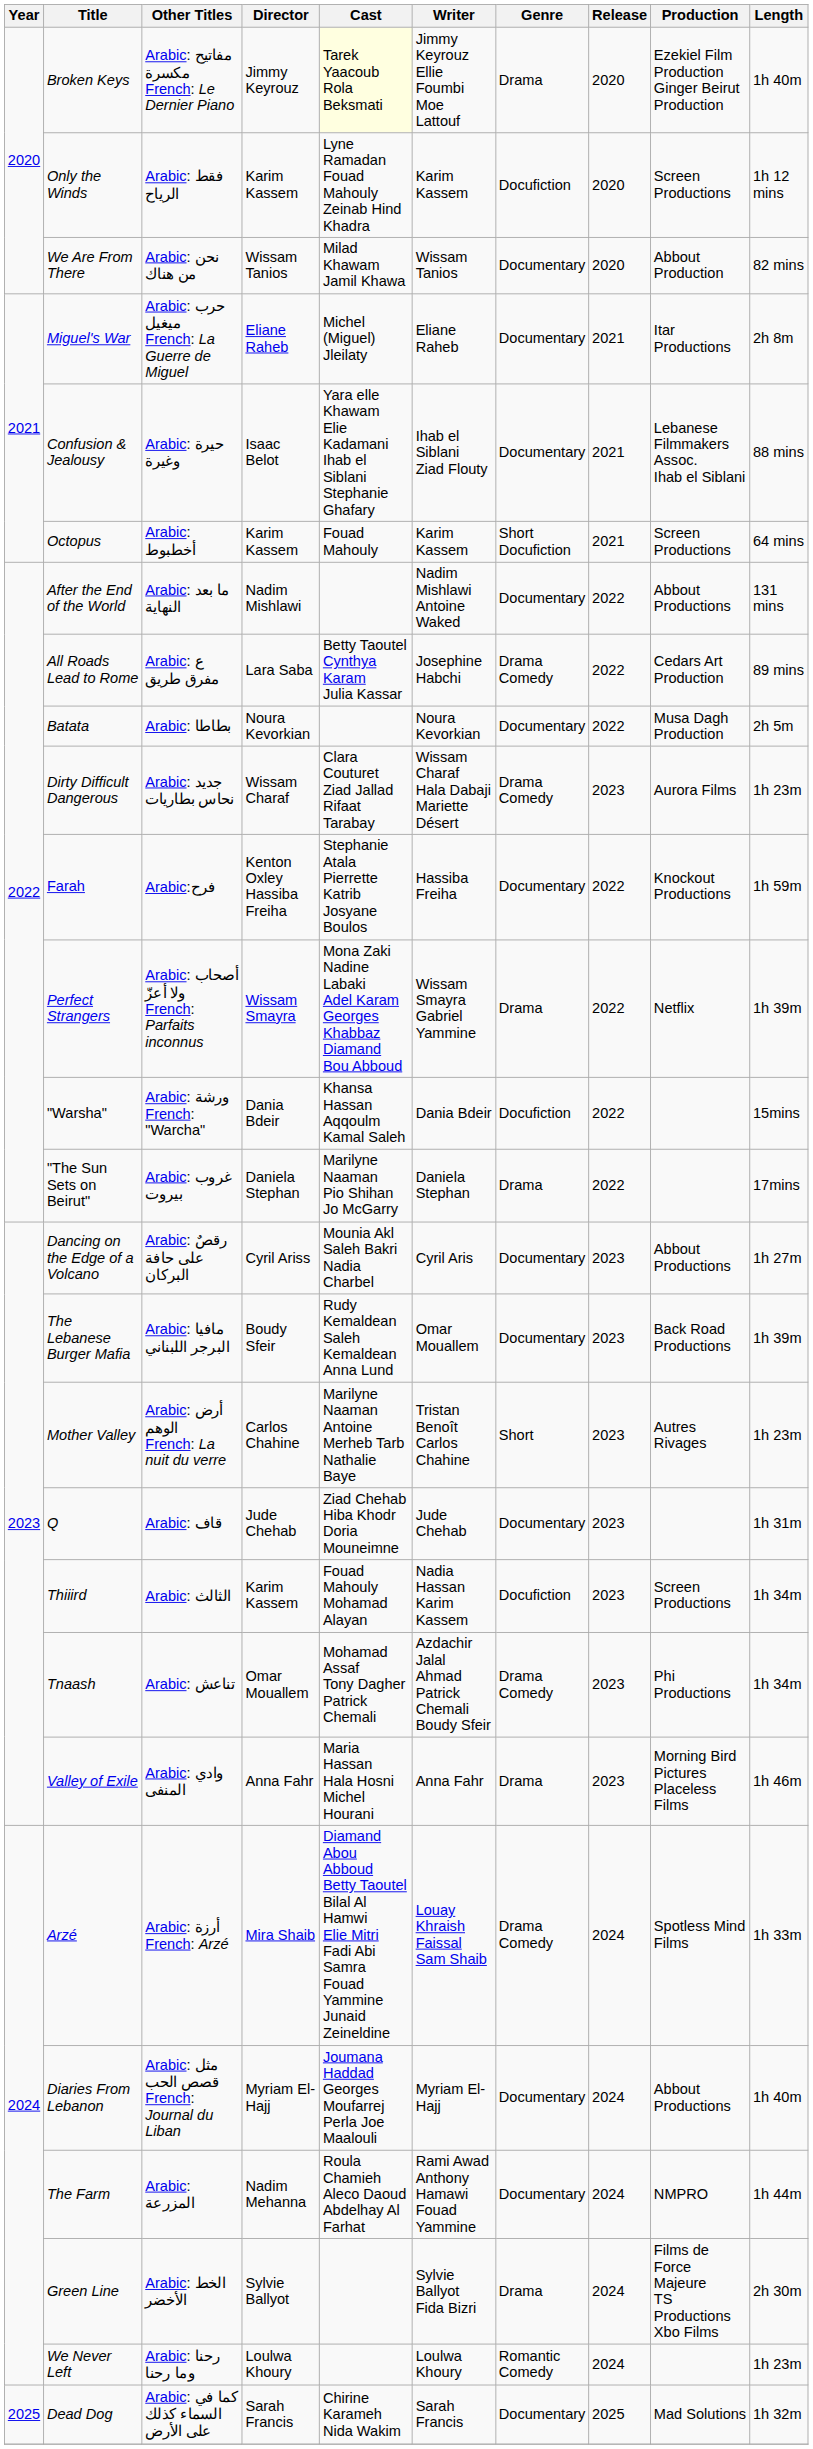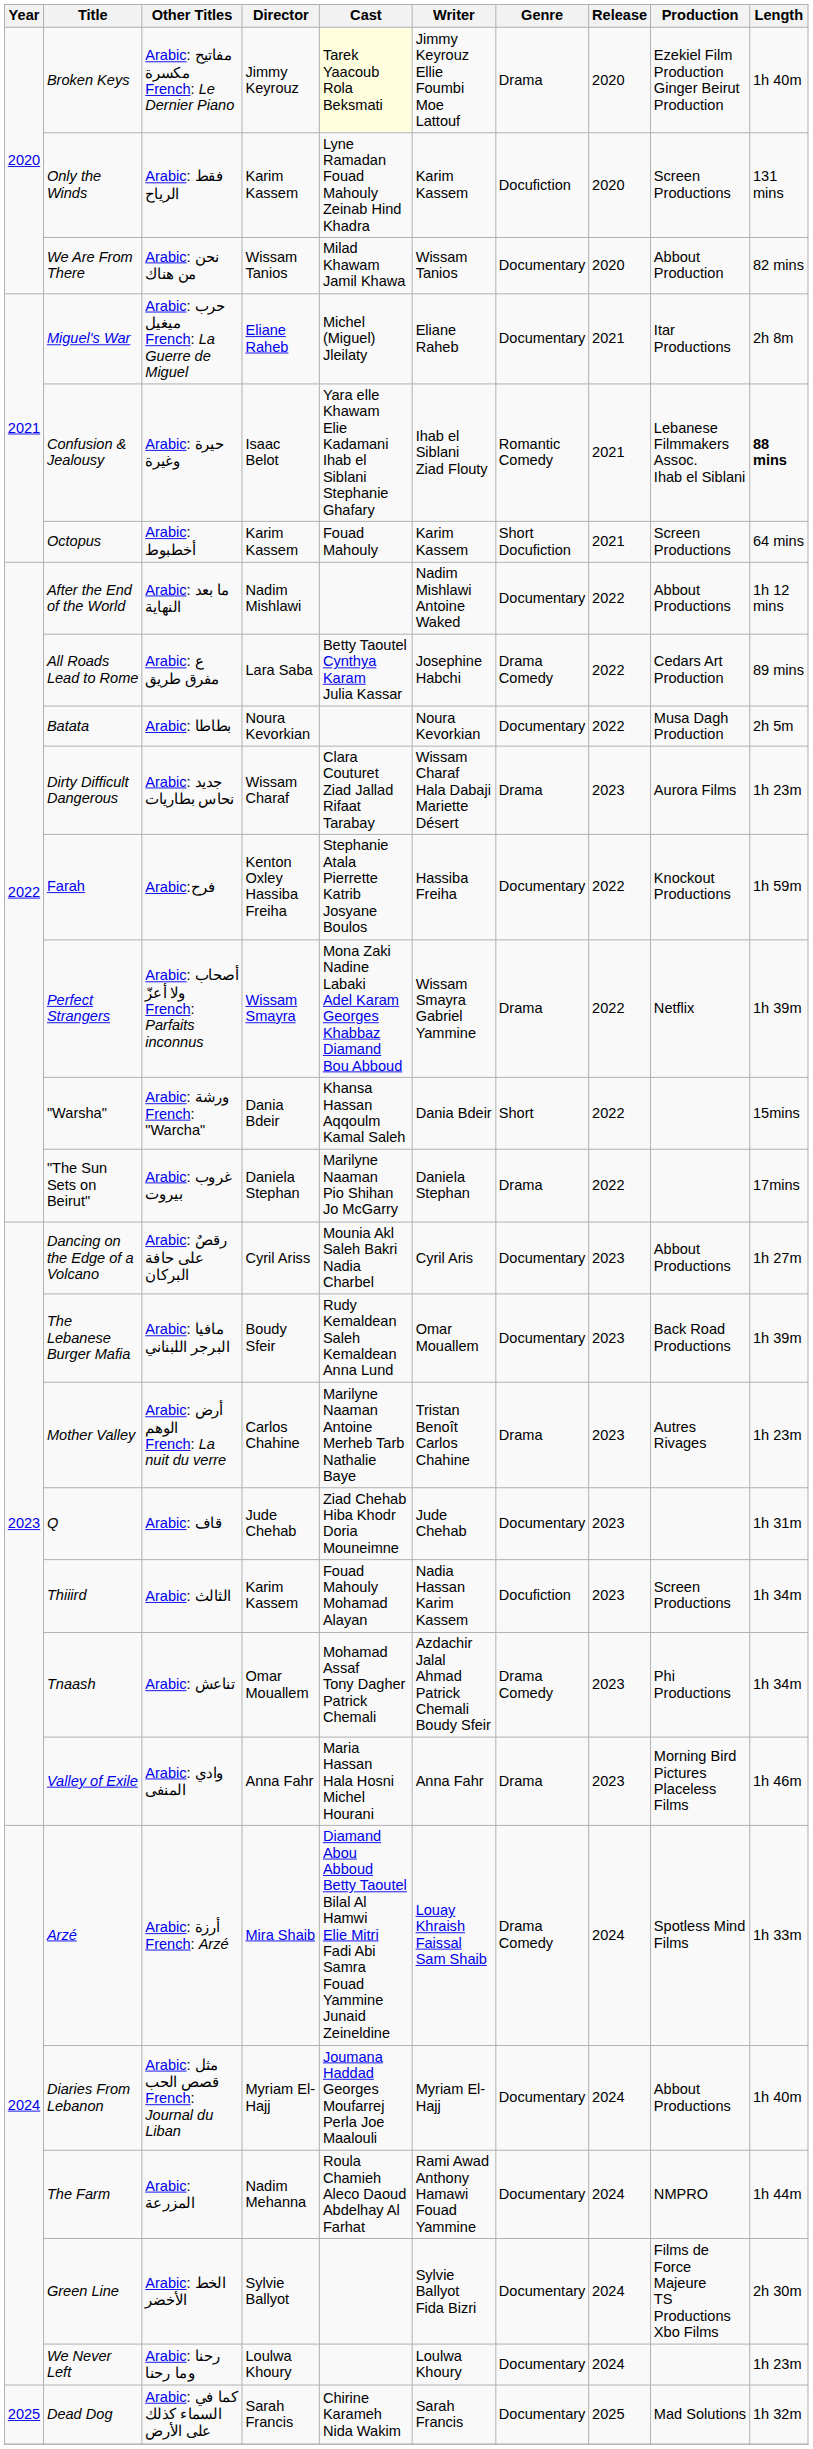(771, 185) 1h 12 mins -> (768, 185) 131 mins
(542, 452) Documentary -> (530, 452) Romantic Comedy
(778, 452) normal -> (770, 452) bold
(768, 598) 131 mins -> (771, 598) 1h 12 mins
(526, 790) Drama Comedy -> (521, 790) Drama
(535, 1113) Docufiction -> (516, 1113) Short
(516, 1435) Short -> (521, 1435) Drama
(521, 2291) Drama -> (542, 2291) Documentary
(530, 2364) Romantic Comedy -> (542, 2364) Documentary
